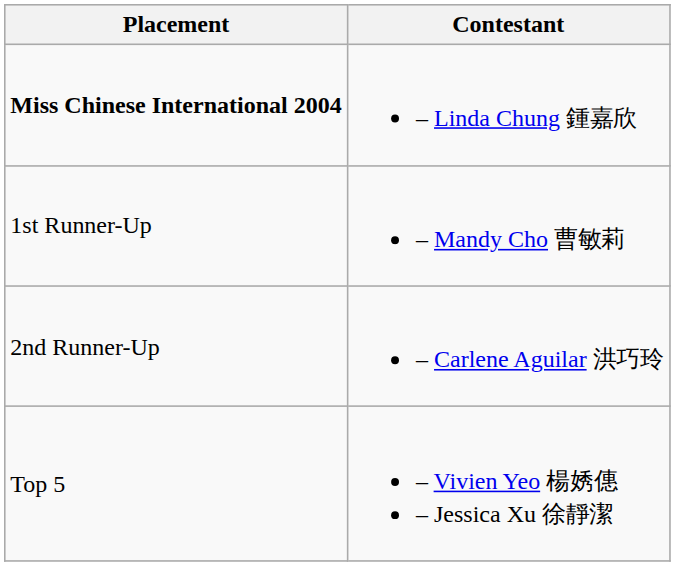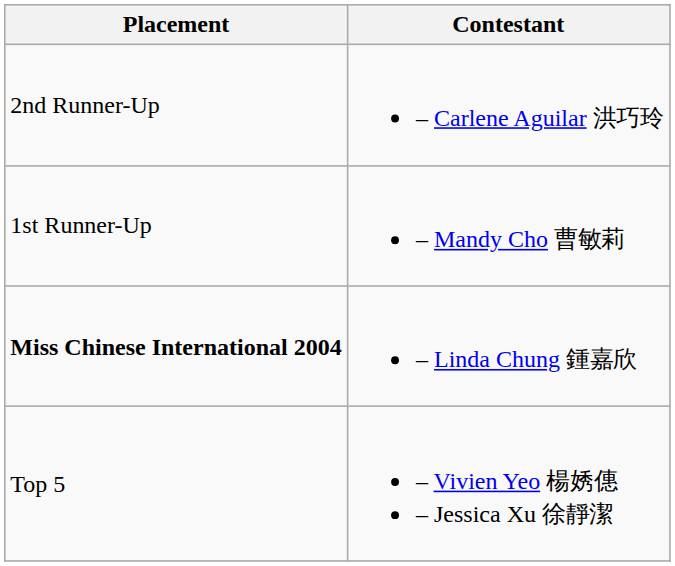rows swapped: (176, 104) <-> (85, 346)
